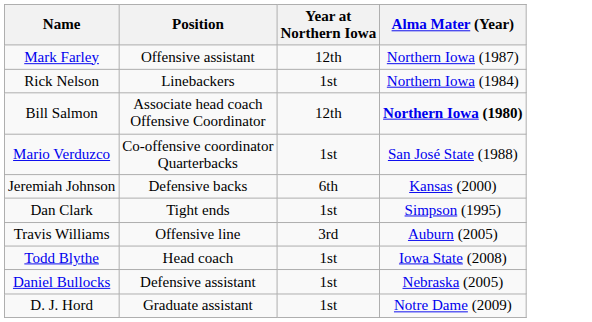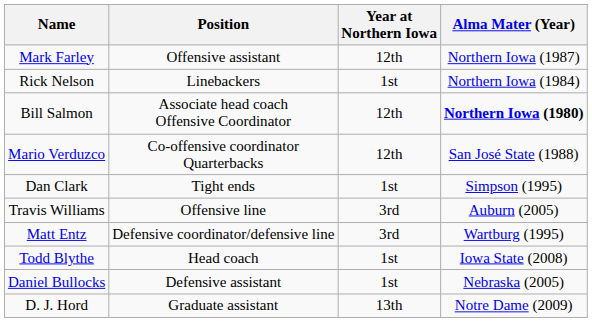(328, 154) 1st -> (389, 154) 12th
- row: (62, 186)
+ row: (57, 234)
(328, 305) 1st -> (389, 305) 13th
